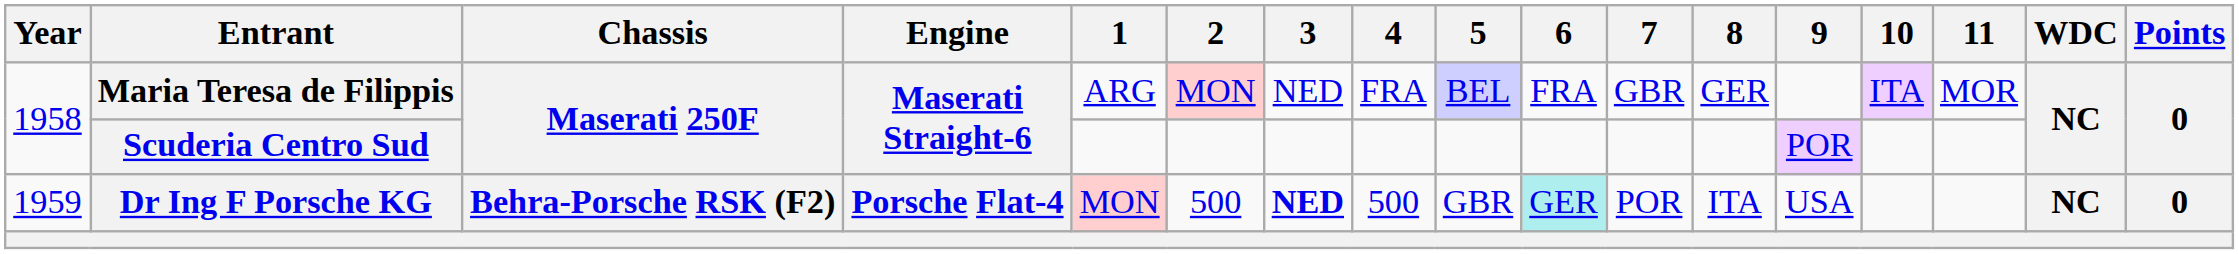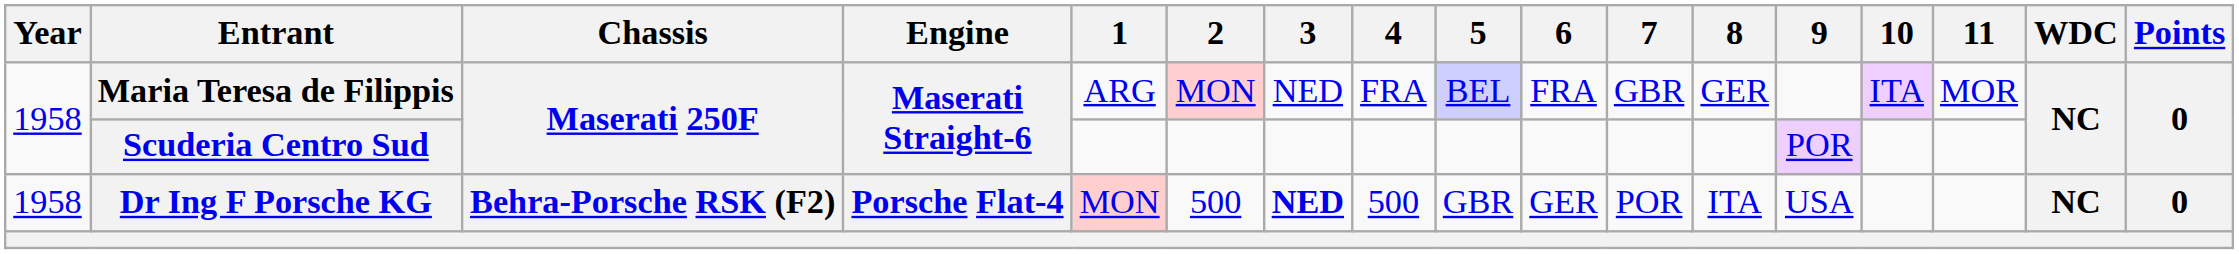(47, 202) 1959 -> (47, 202) 1958
(1564, 202) paleturquoise background -> (1564, 202) no background
